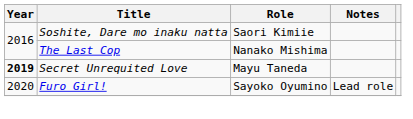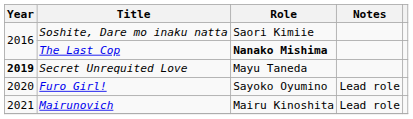(280, 50) normal -> (280, 50) bold
+ row: (76, 105)
